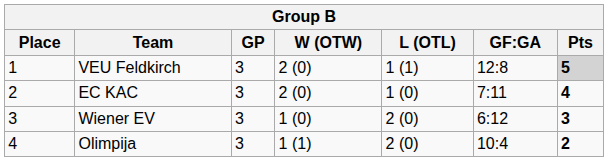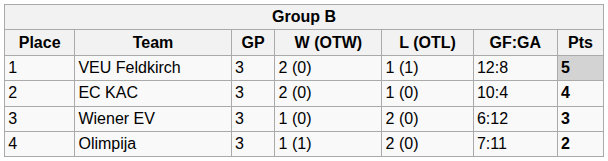(492, 93) 7:11 -> (492, 93) 10:4
(492, 144) 10:4 -> (492, 144) 7:11
